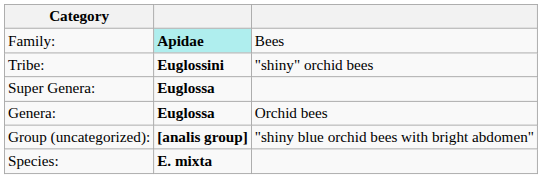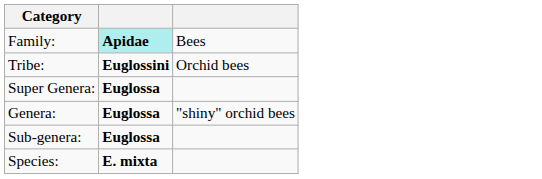(314, 64) "shiny" orchid bees -> (213, 64) Orchid bees
(291, 112) Orchid bees -> (236, 112) "shiny" orchid bees
+ row: (45, 137)
- row: (79, 137)
